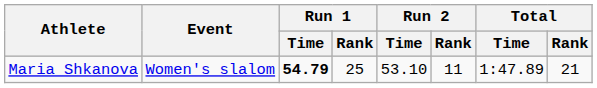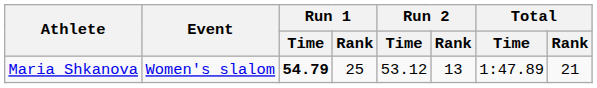(404, 69) 53.10 -> (404, 69) 53.12
(453, 69) 11 -> (453, 69) 13
